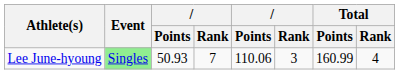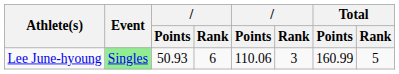(213, 58) 7 -> (213, 58) 6
(375, 58) 4 -> (375, 58) 5
